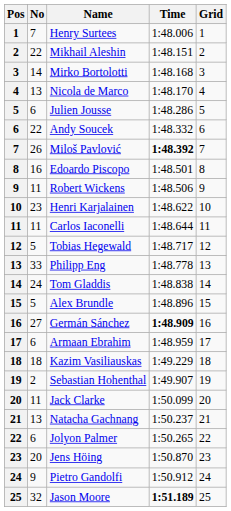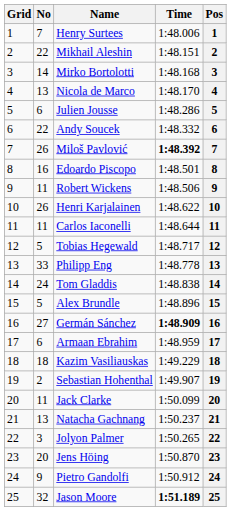columns swapped: (16, 14) <-> (211, 14)
(36, 207) 23 -> (42, 207) 26
(33, 438) 6 -> (40, 438) 3
